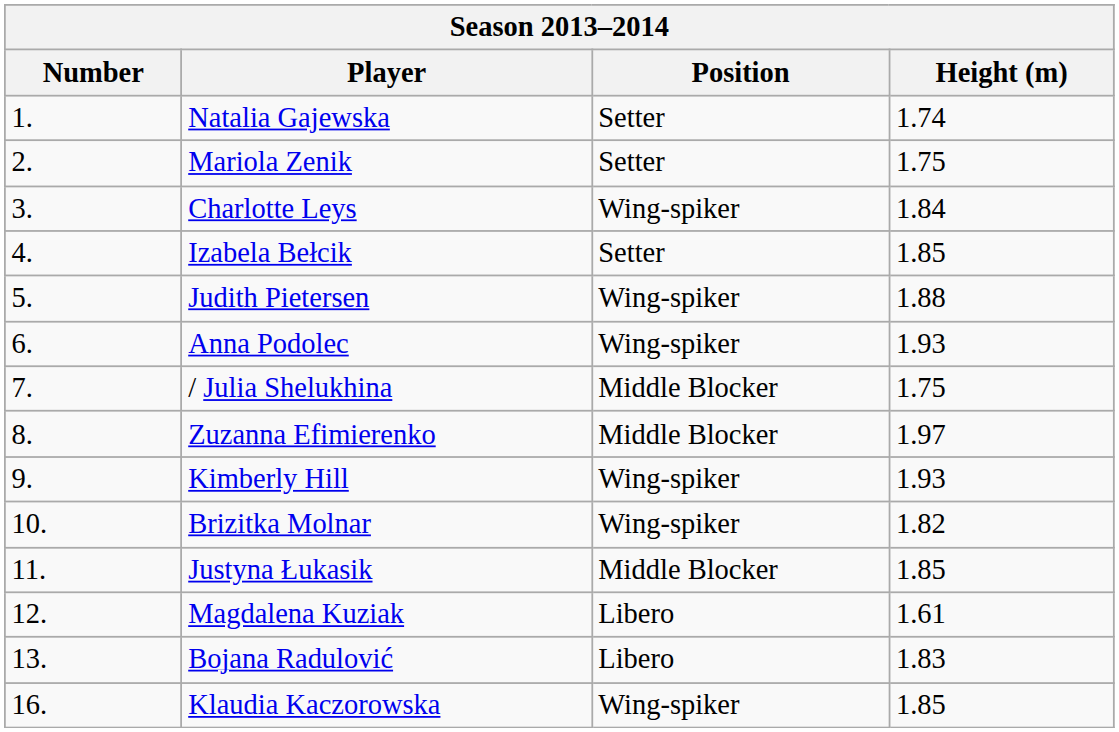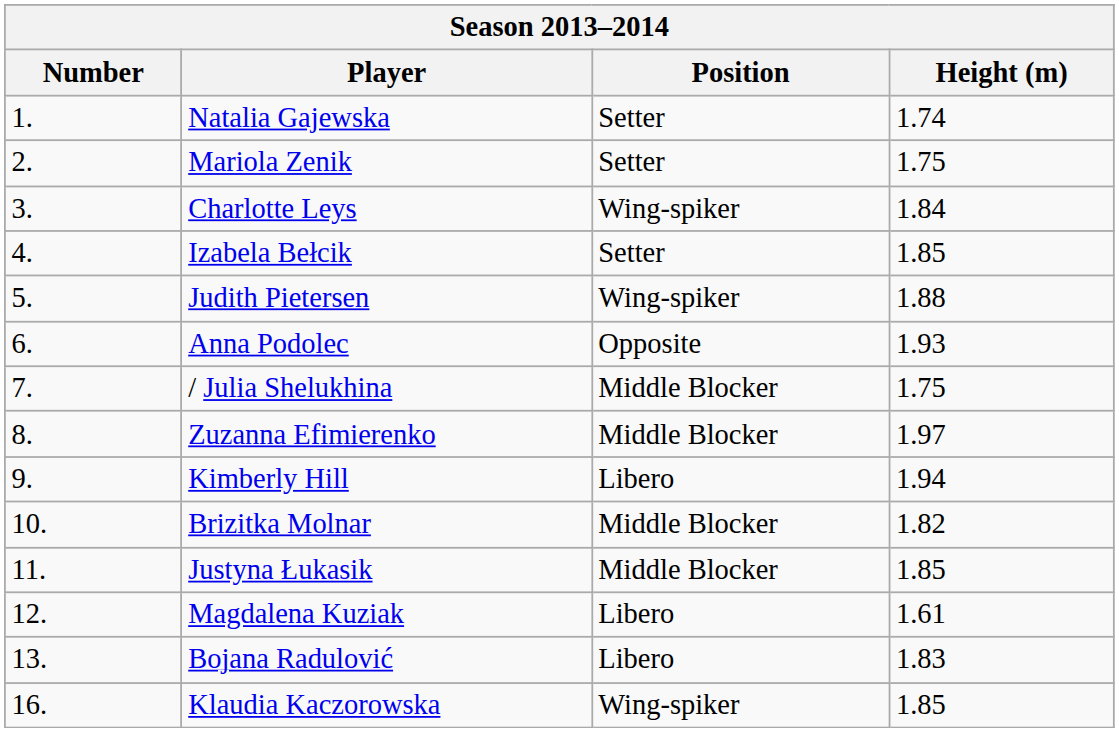(669, 343) Wing-spiker -> (650, 343) Opposite
(669, 478) Wing-spiker -> (636, 478) Libero
(921, 478) 1.93 -> (921, 478) 1.94
(669, 523) Wing-spiker -> (688, 523) Middle Blocker
